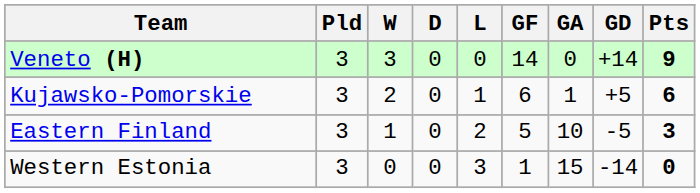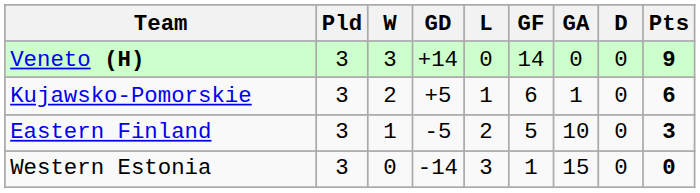columns swapped: (435, 23) <-> (618, 23)
